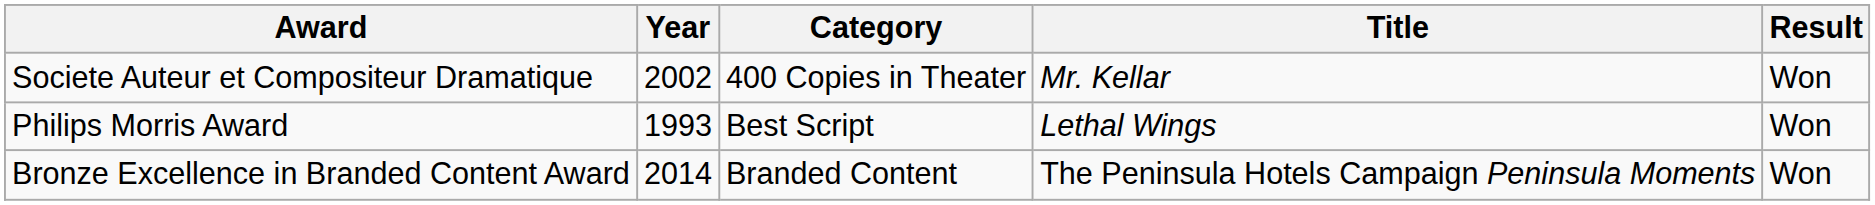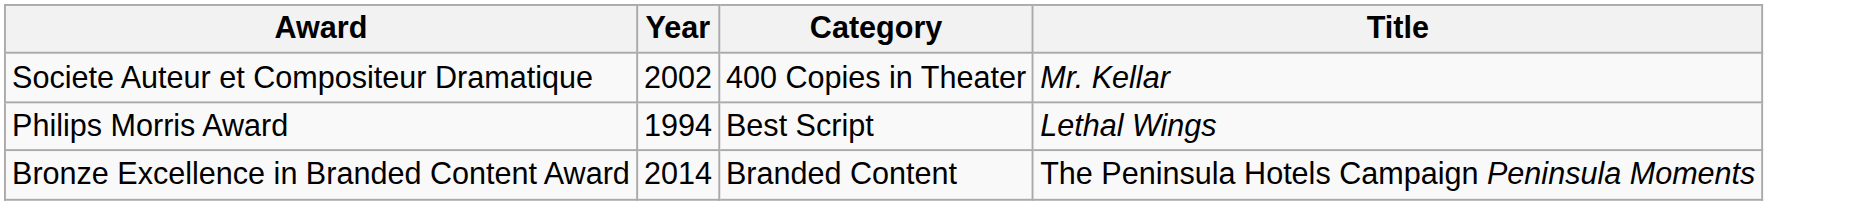- column: (1816, 28)
(678, 125) 1993 -> (678, 125) 1994
